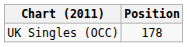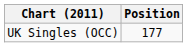(152, 33) 178 -> (152, 33) 177
